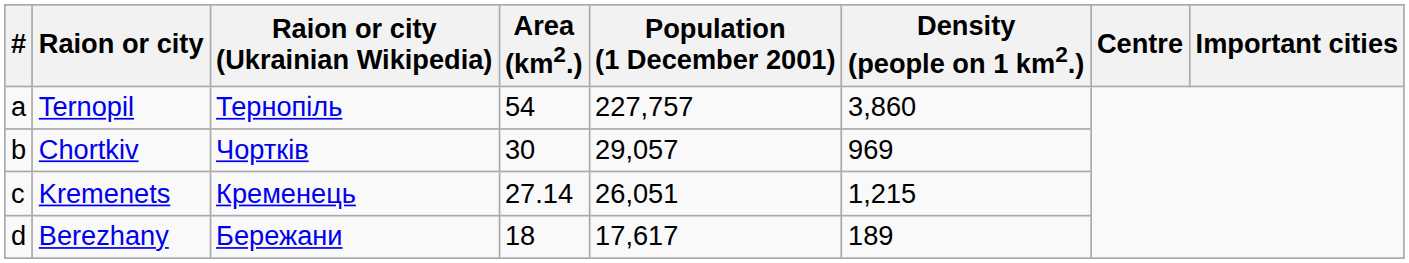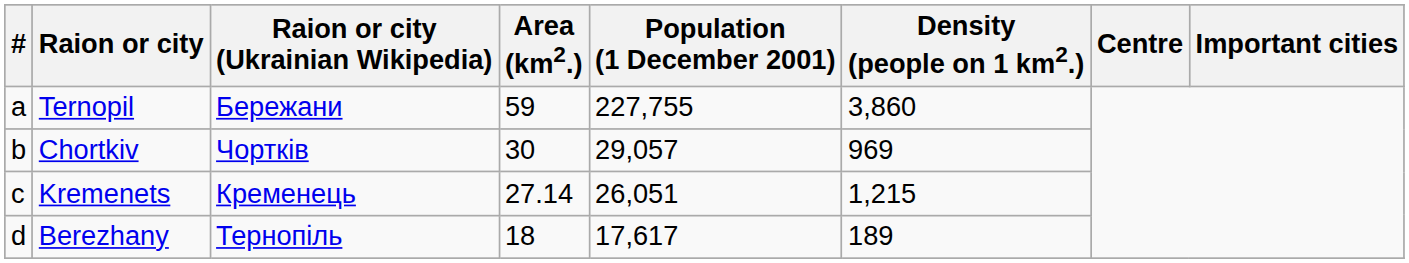(279, 107) Тернопіль -> (279, 107) Бережани
(520, 107) 54 -> (520, 107) 59
(644, 107) 227,757 -> (644, 107) 227,755
(279, 236) Бережани -> (279, 236) Тернопіль
